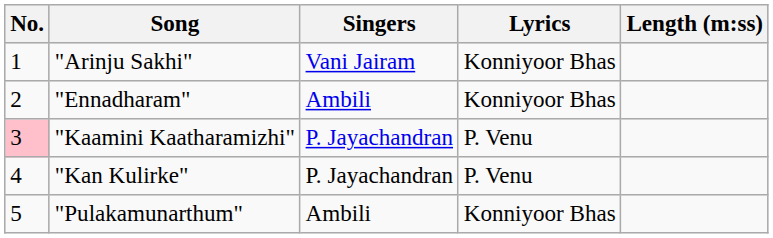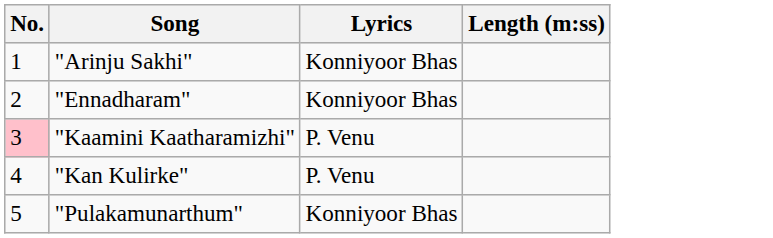- column: (379, 23)
